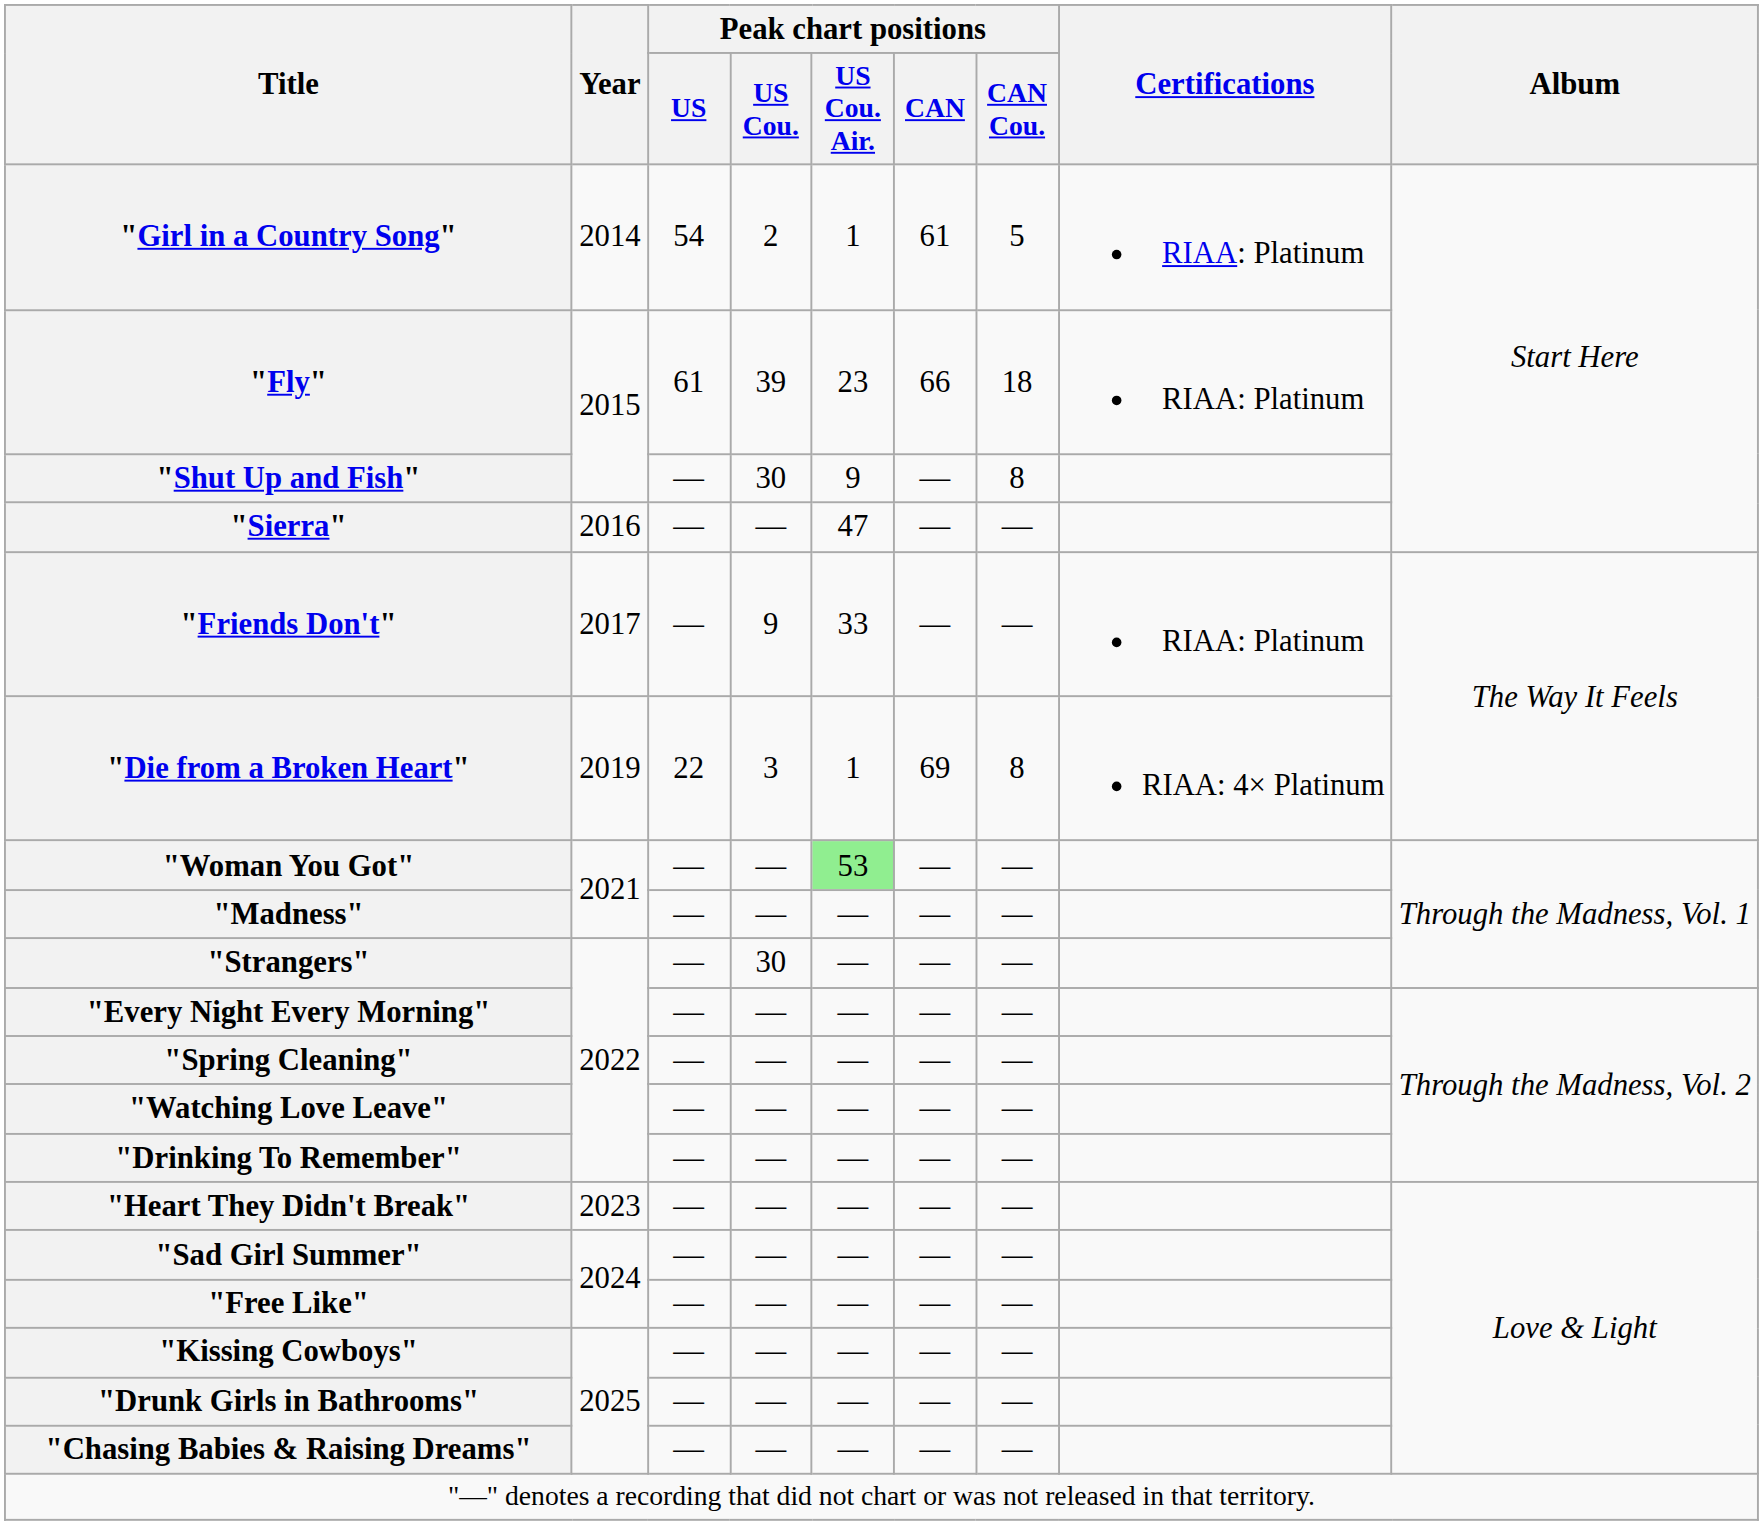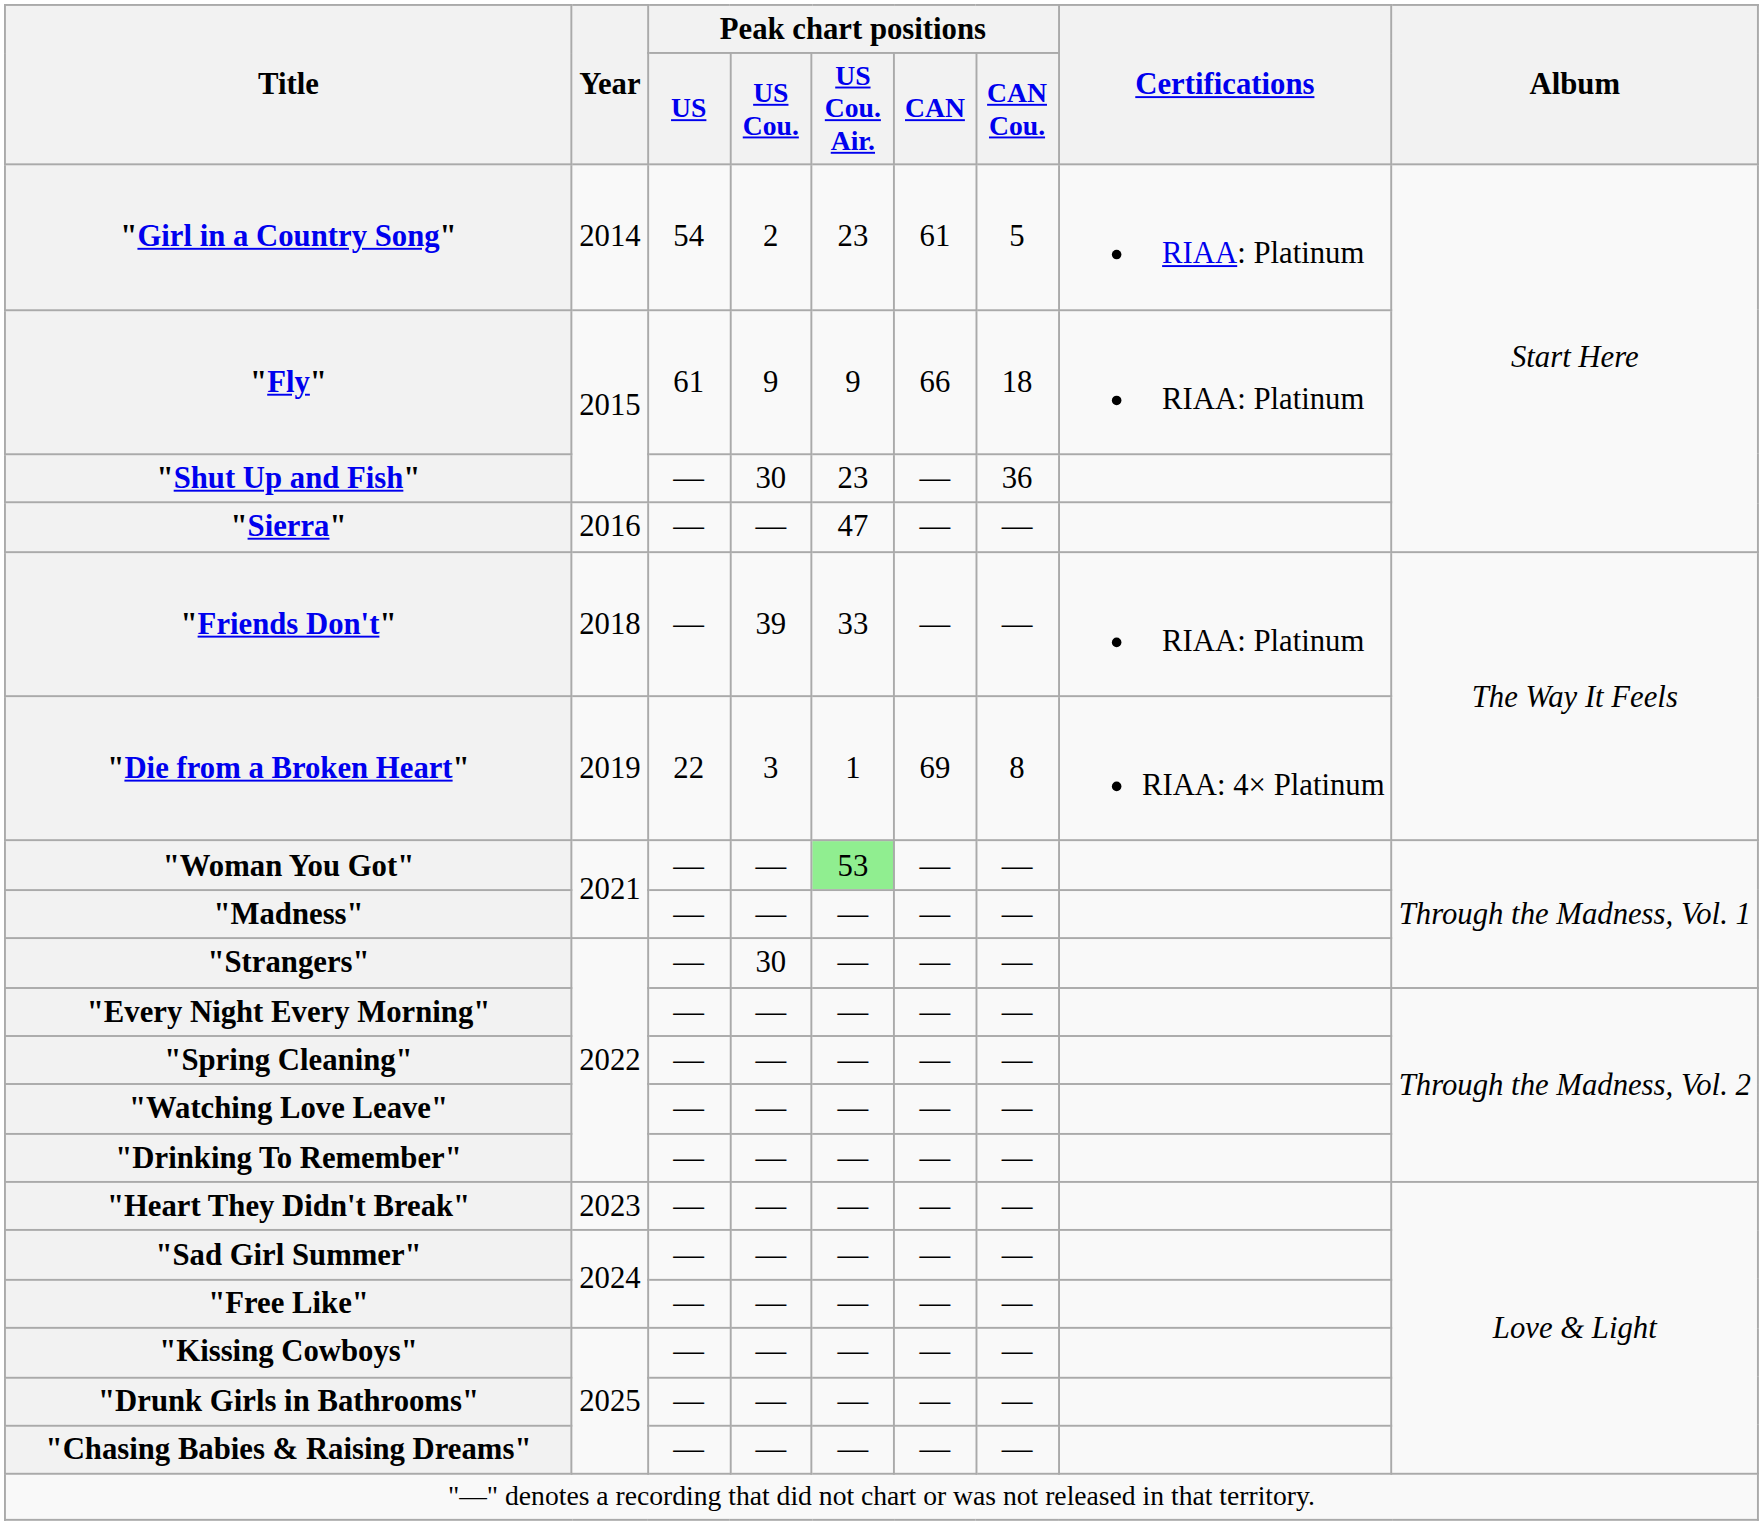(853, 236) 1 -> (853, 236) 23
(771, 381) 39 -> (771, 381) 9
(853, 381) 23 -> (853, 381) 9
(853, 477) 9 -> (853, 477) 23
(1017, 477) 8 -> (1017, 477) 36
(610, 623) 2017 -> (610, 623) 2018
(771, 623) 9 -> (771, 623) 39
